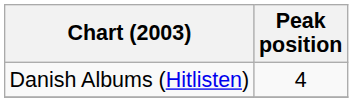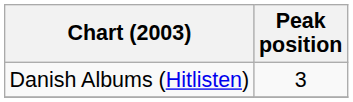(301, 79) 4 -> (301, 79) 3
